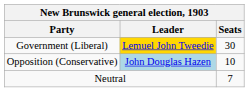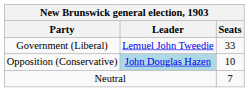(168, 45) gold background -> (168, 45) no background
(230, 45) 30 -> (230, 45) 33
